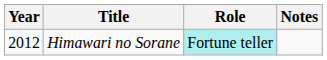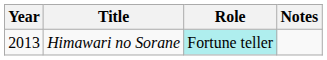(24, 42) 2012 -> (24, 42) 2013
